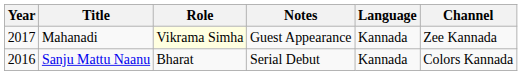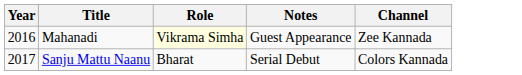- column: (387, 15)
(22, 37) 2017 -> (22, 37) 2016
(22, 59) 2016 -> (22, 59) 2017
